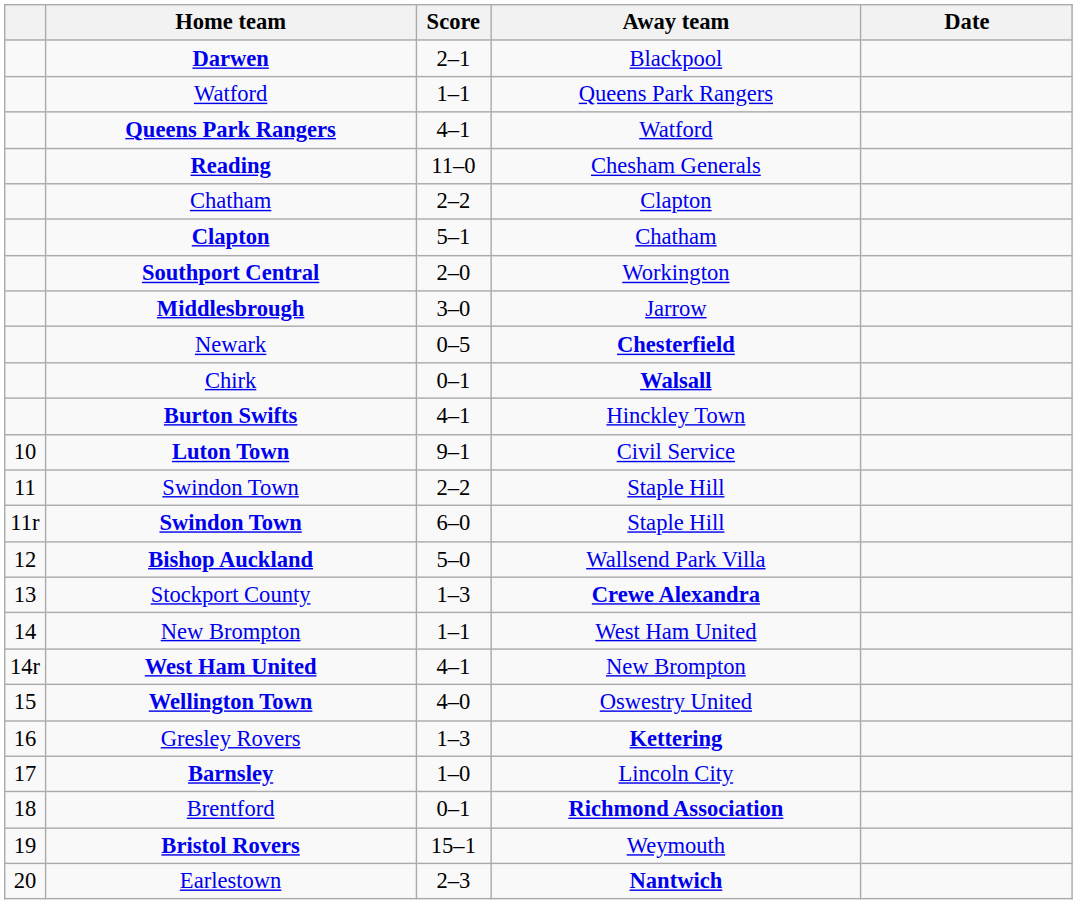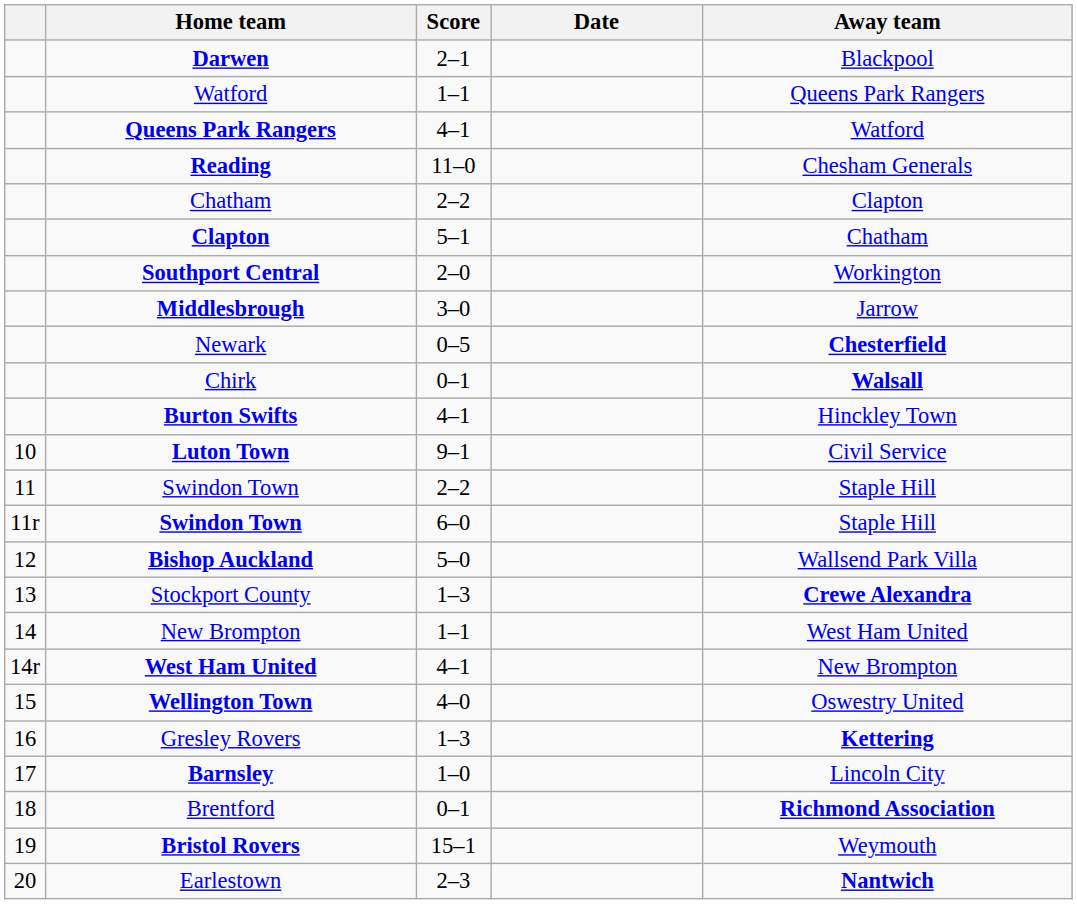columns swapped: (676, 22) <-> (967, 22)
